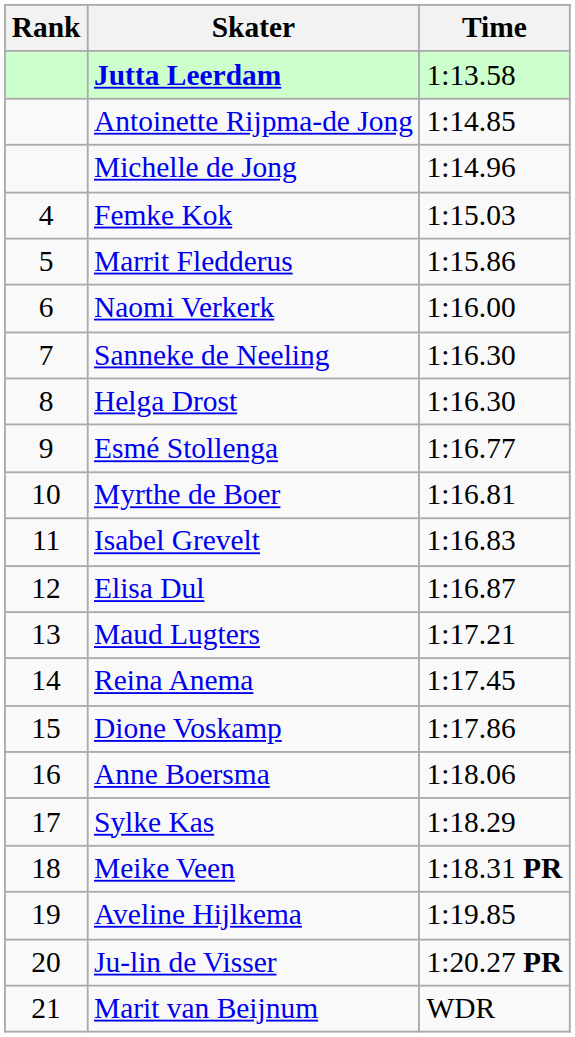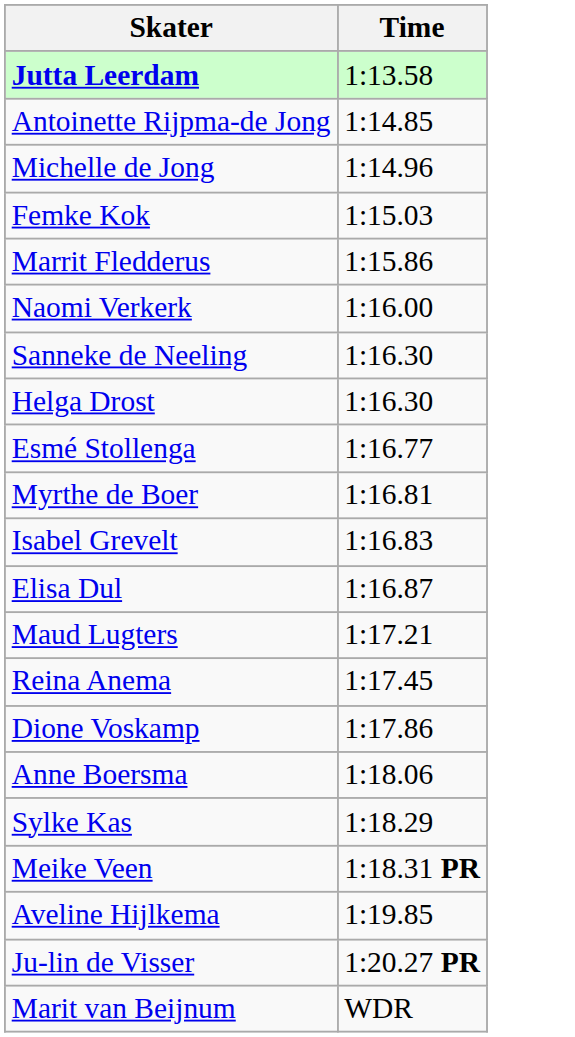- column: (46, 27)
